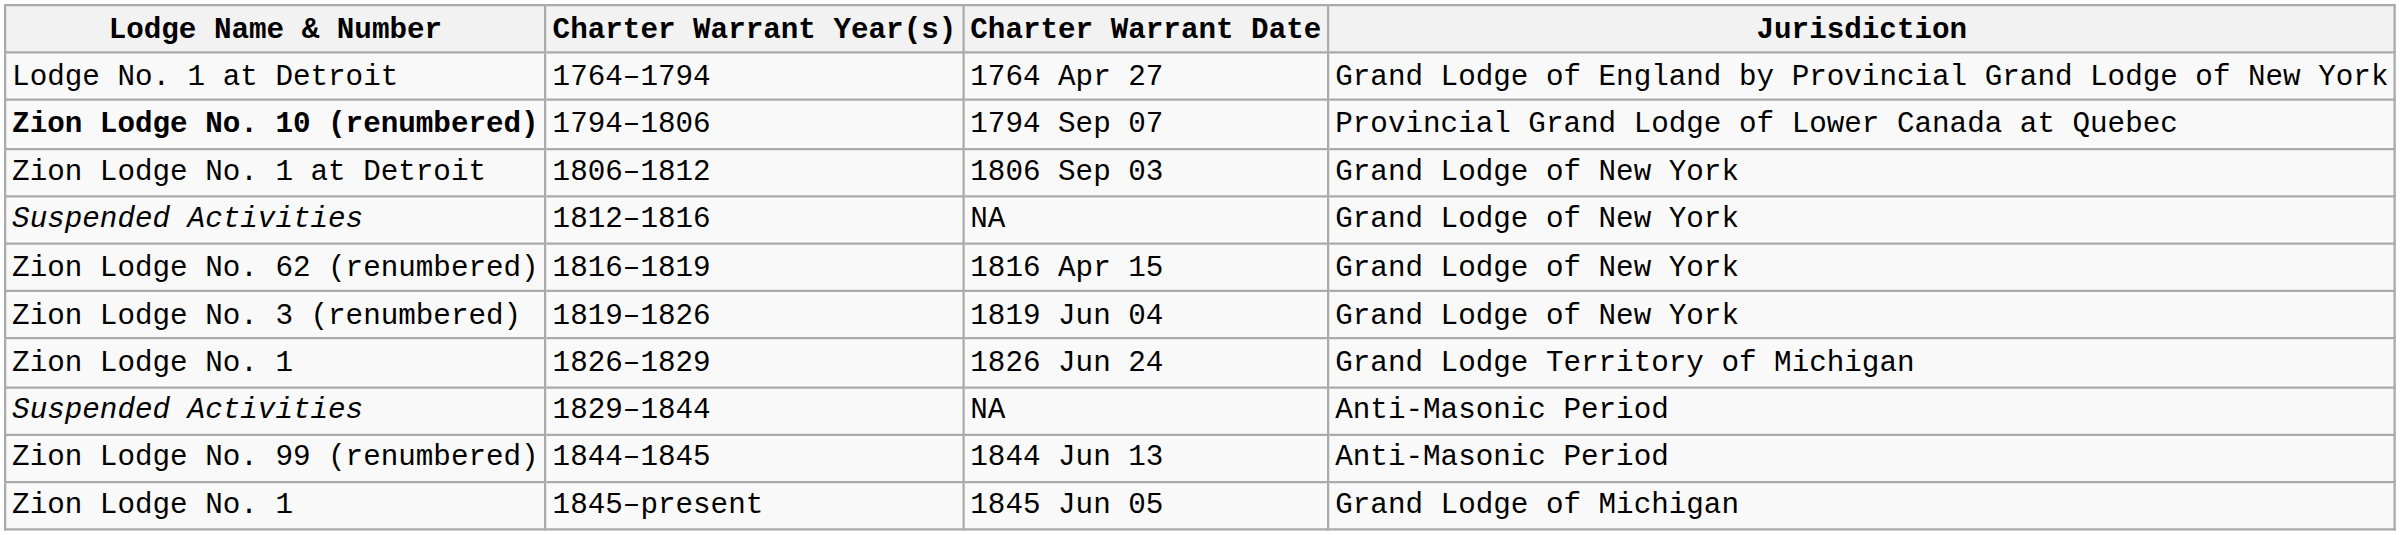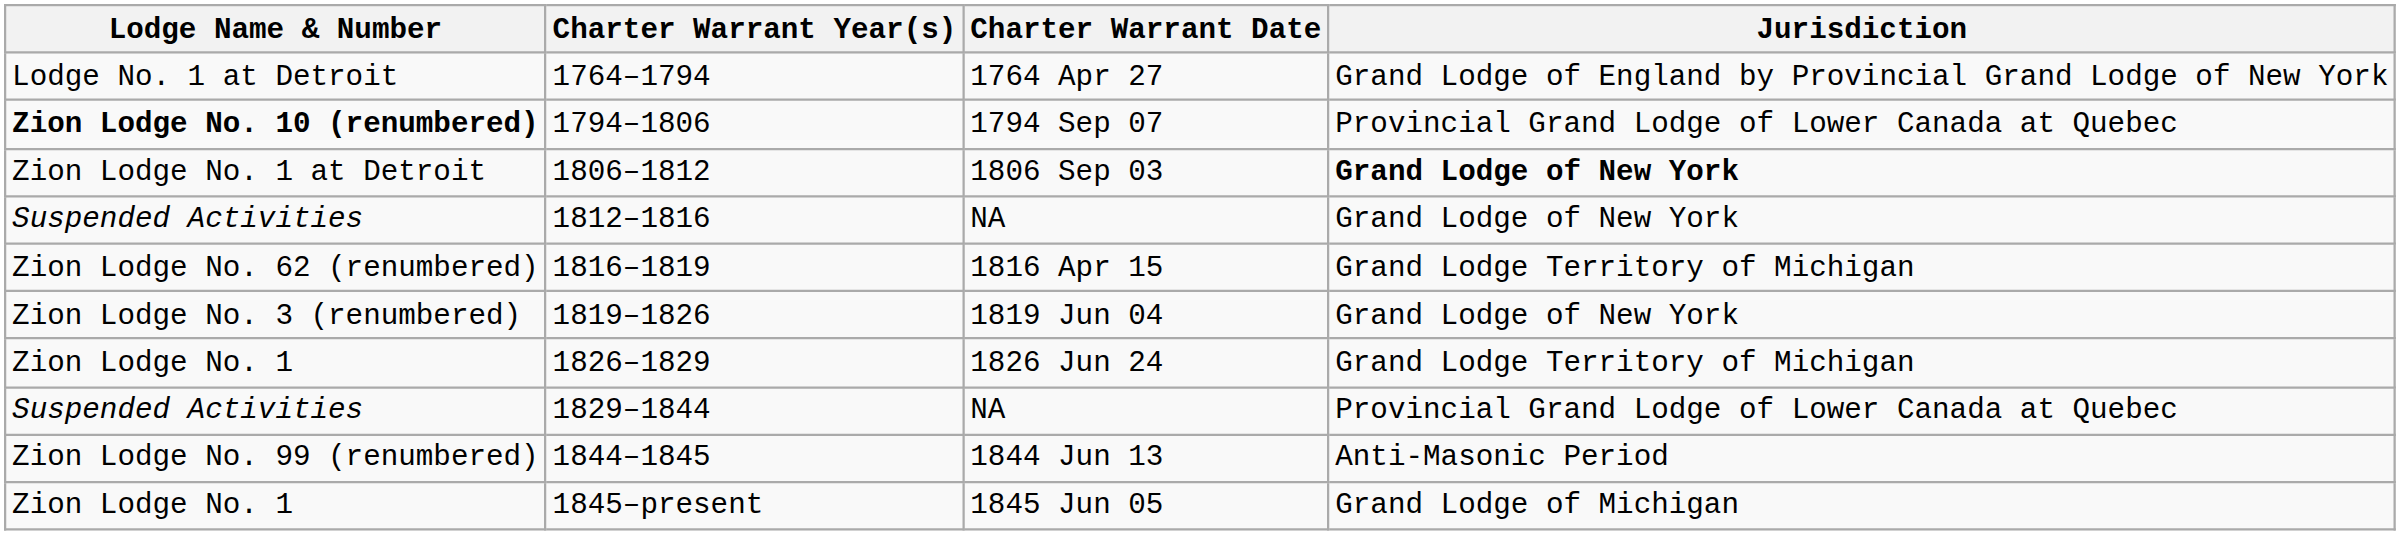(1537, 172) normal -> (1537, 172) bold
(1537, 267) Grand Lodge of New York -> (1625, 267) Grand Lodge Territory of Michigan
(1502, 410) Anti-Masonic Period -> (1757, 410) Provincial Grand Lodge of Lower Canada at Quebec
